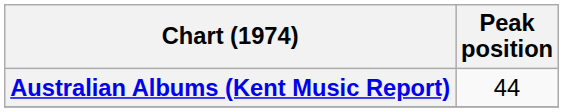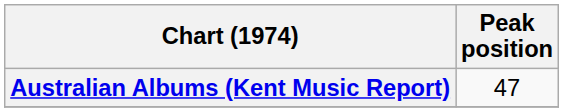(507, 87) 44 -> (507, 87) 47
